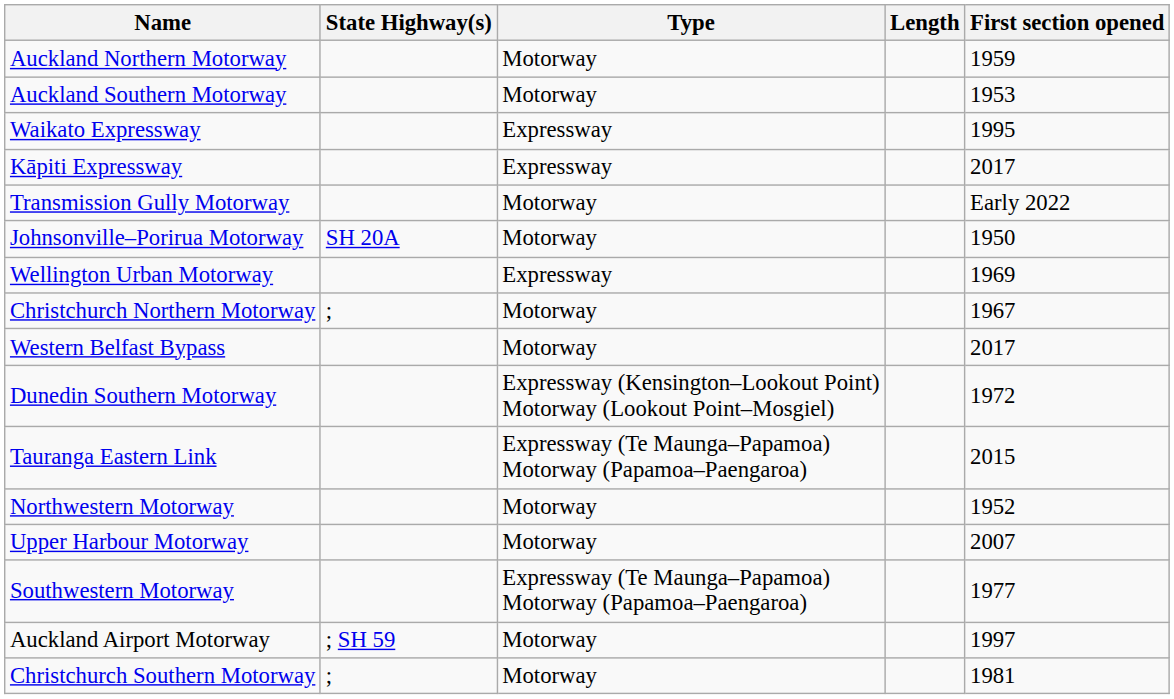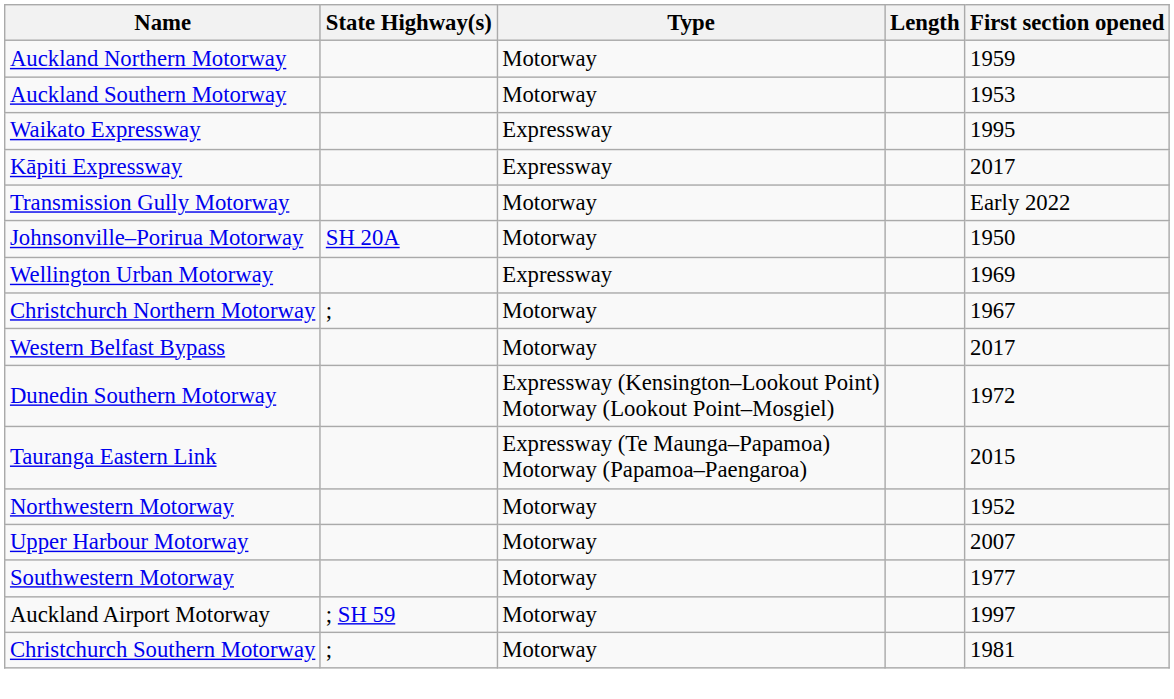(666, 590) Expressway (Te Maunga–Papamoa) Motorway (Papamoa–Paengaroa) -> (550, 578) Motorway
